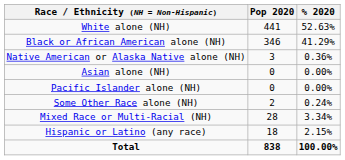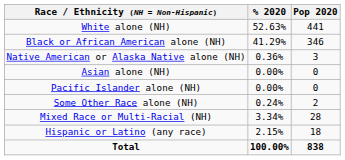columns swapped: (272, 12) <-> (318, 12)
